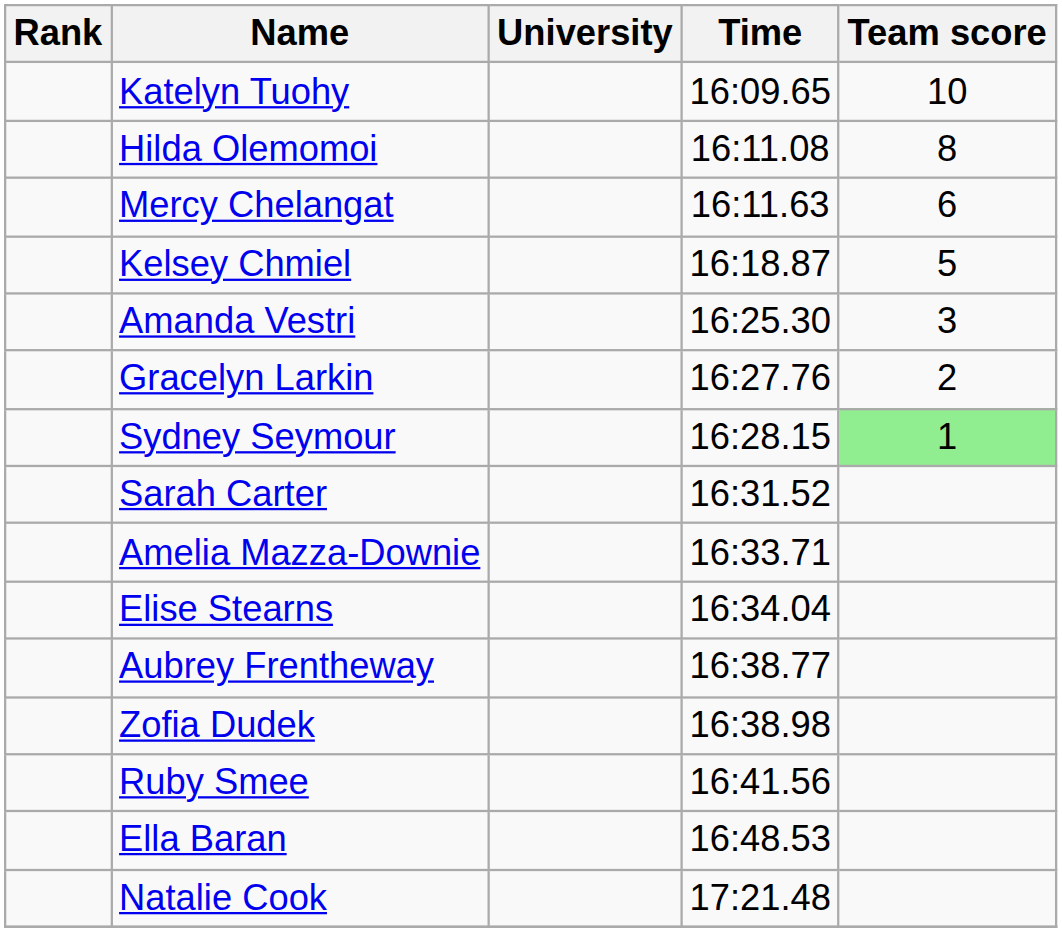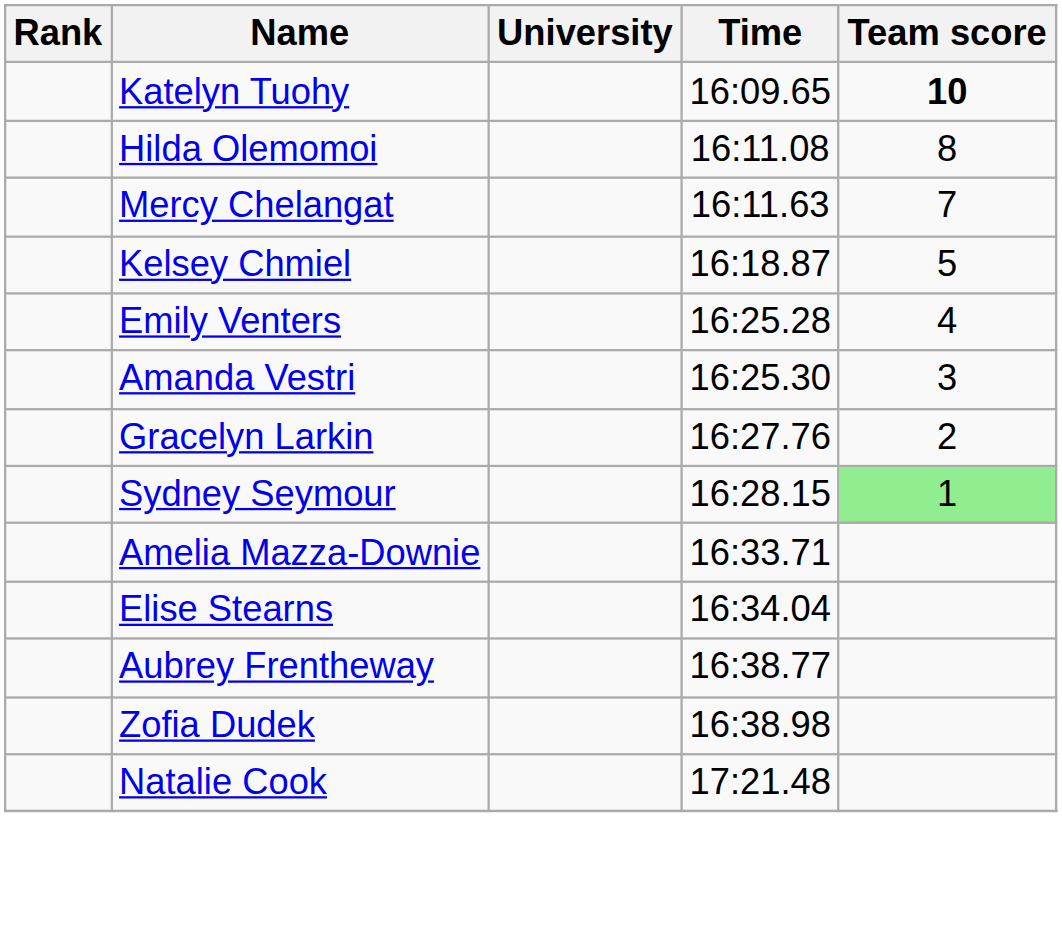(947, 90) normal -> (947, 90) bold
(947, 206) 6 -> (947, 206) 7
+ row: (230, 321)
- row: (223, 494)
- row: (214, 782)
- row: (203, 839)
